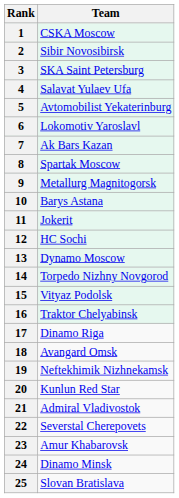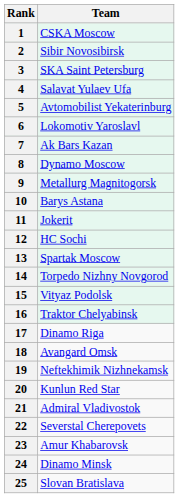(80, 164) Spartak Moscow -> (82, 164) Dynamo Moscow
(82, 257) Dynamo Moscow -> (80, 257) Spartak Moscow
